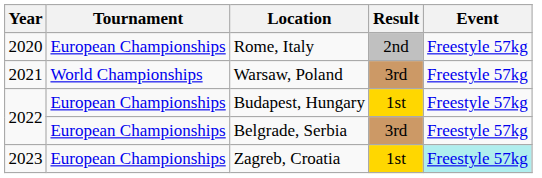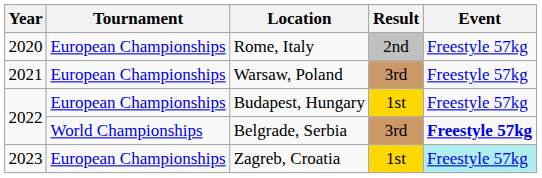(127, 74) World Championships -> (138, 74) European Championships
(138, 131) European Championships -> (127, 131) World Championships
(477, 131) normal -> (480, 131) bold
